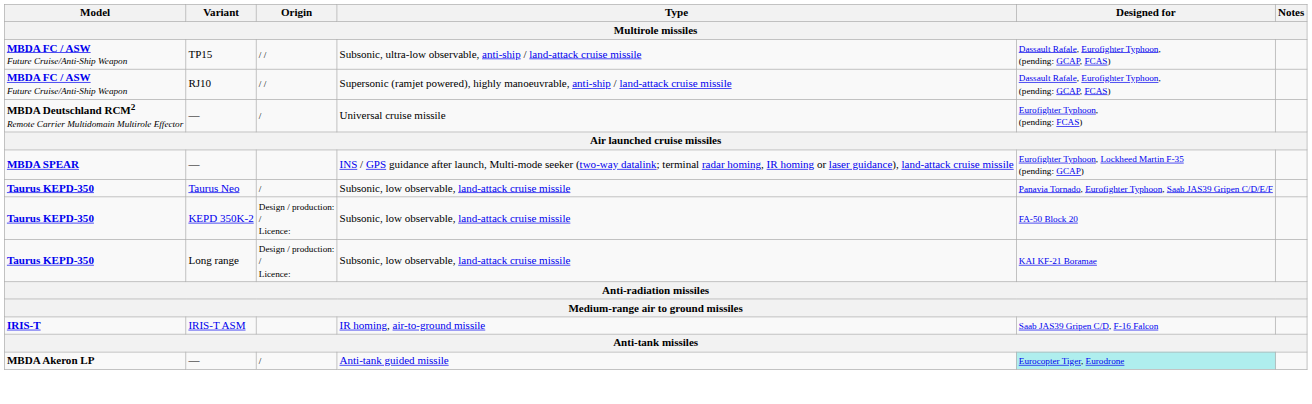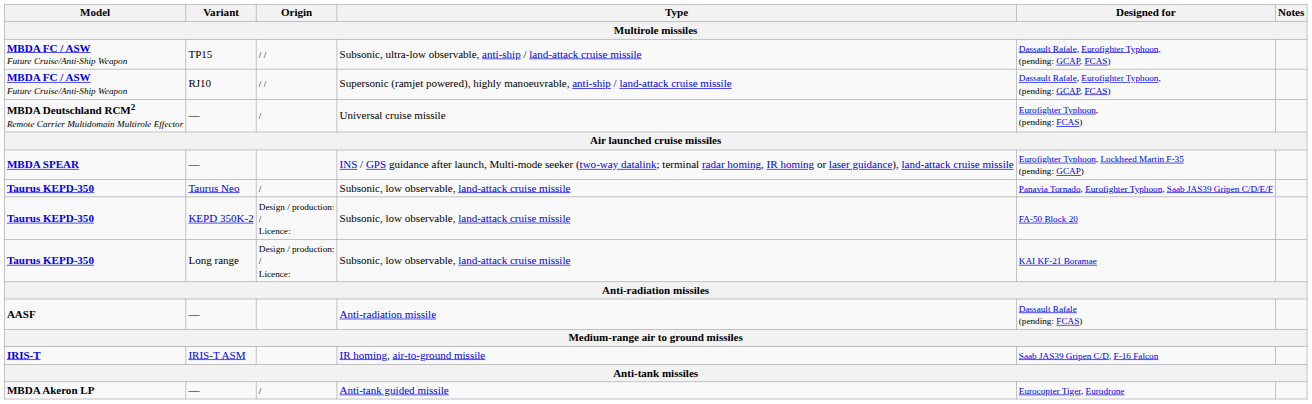+ row: (194, 314)
(1072, 360) paleturquoise background -> (1072, 390) no background
